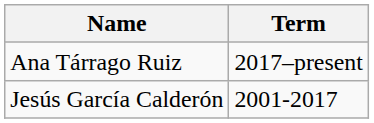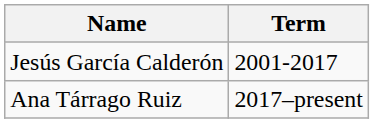rows swapped: (117, 99) <-> (96, 61)
